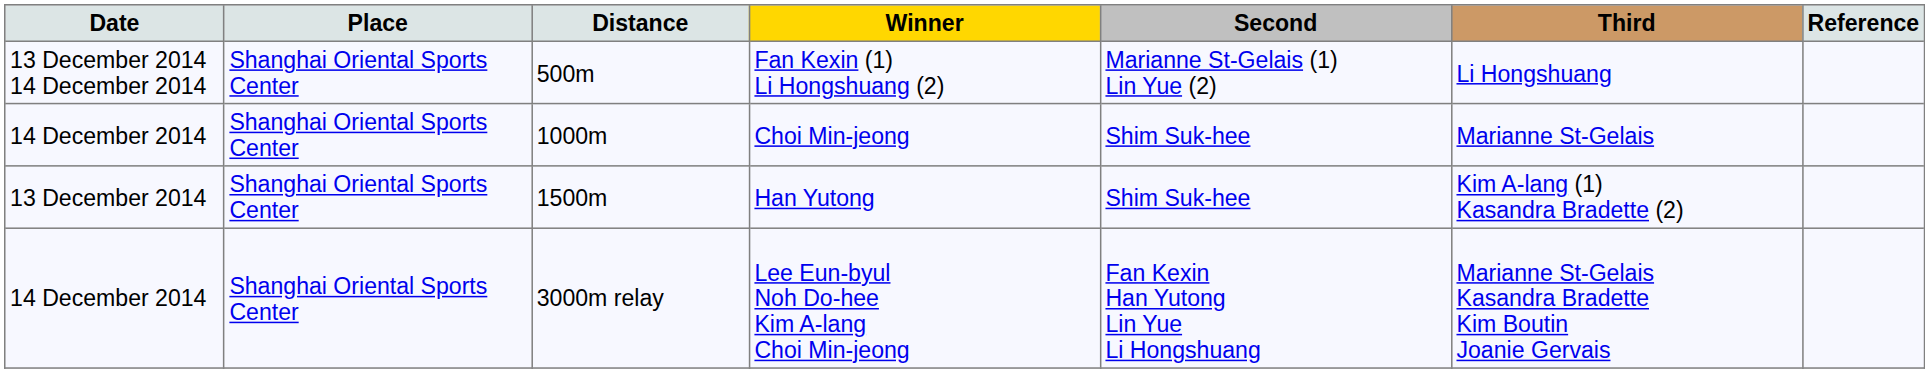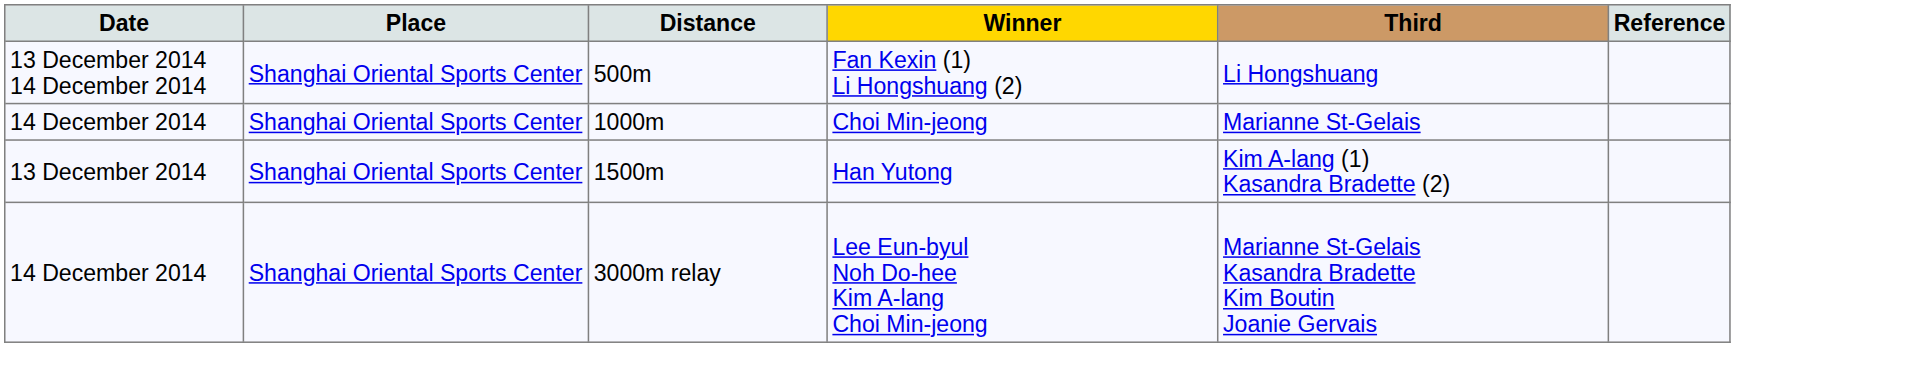- column: (1276, 23)
